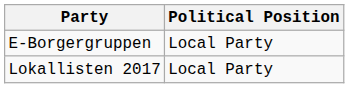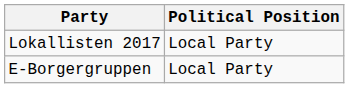rows swapped: (80, 43) <-> (85, 69)
